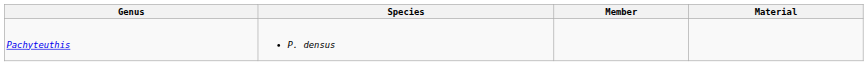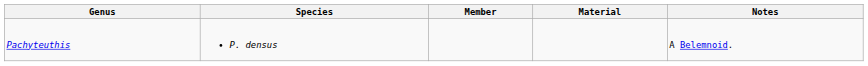+ column: (765, 12)
